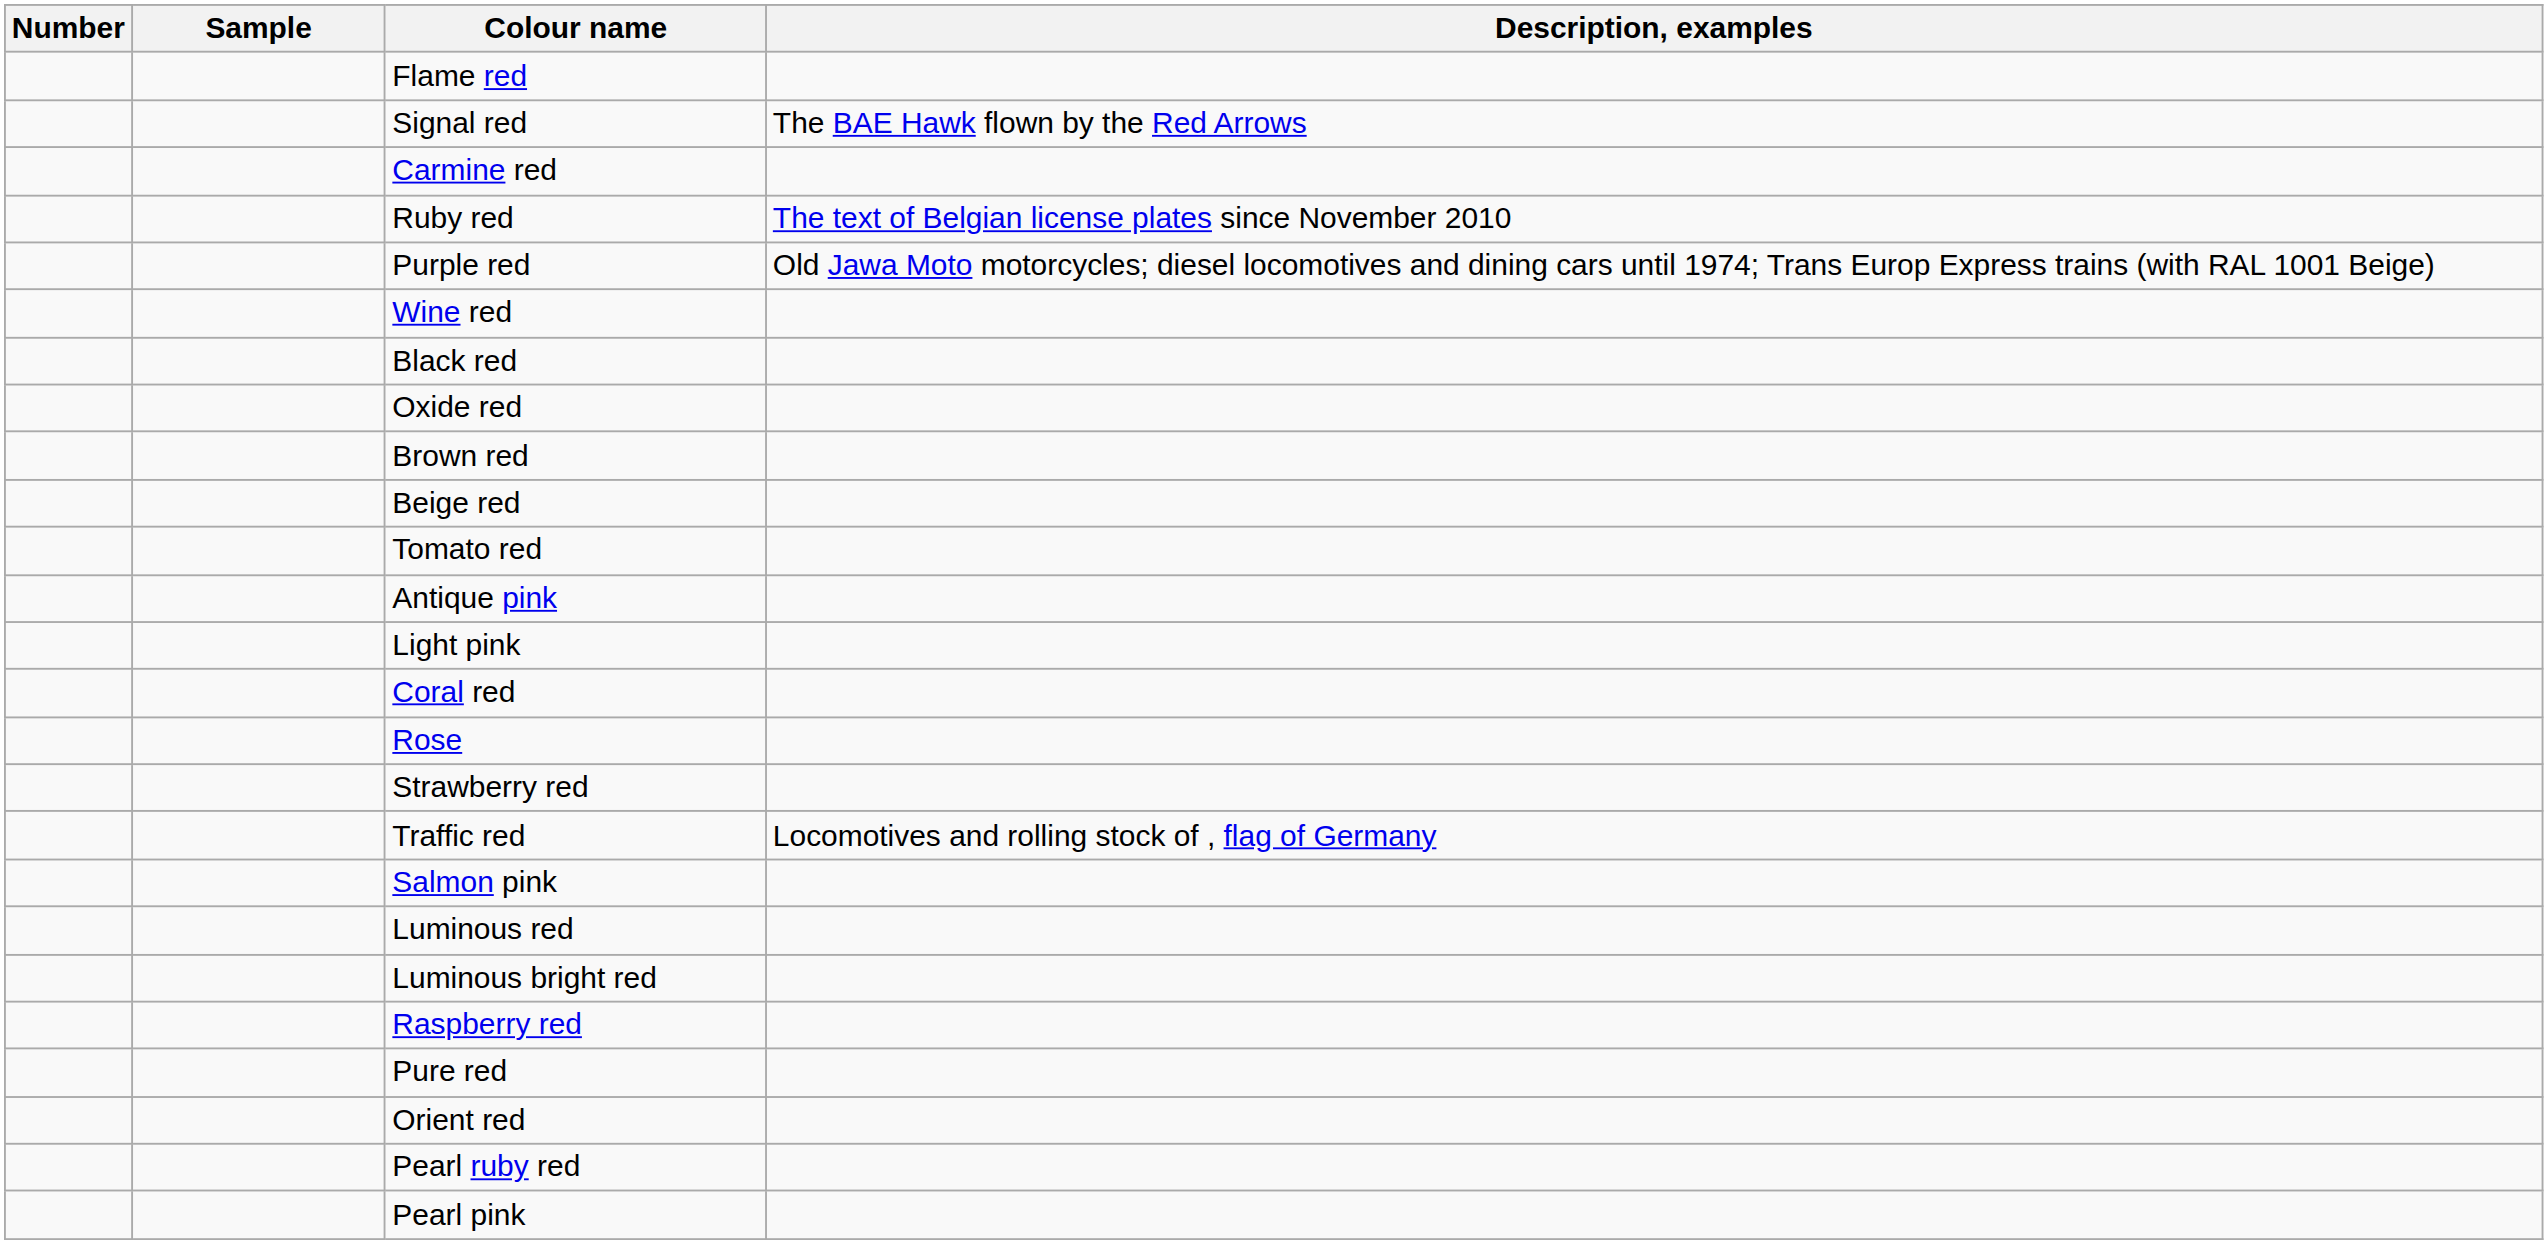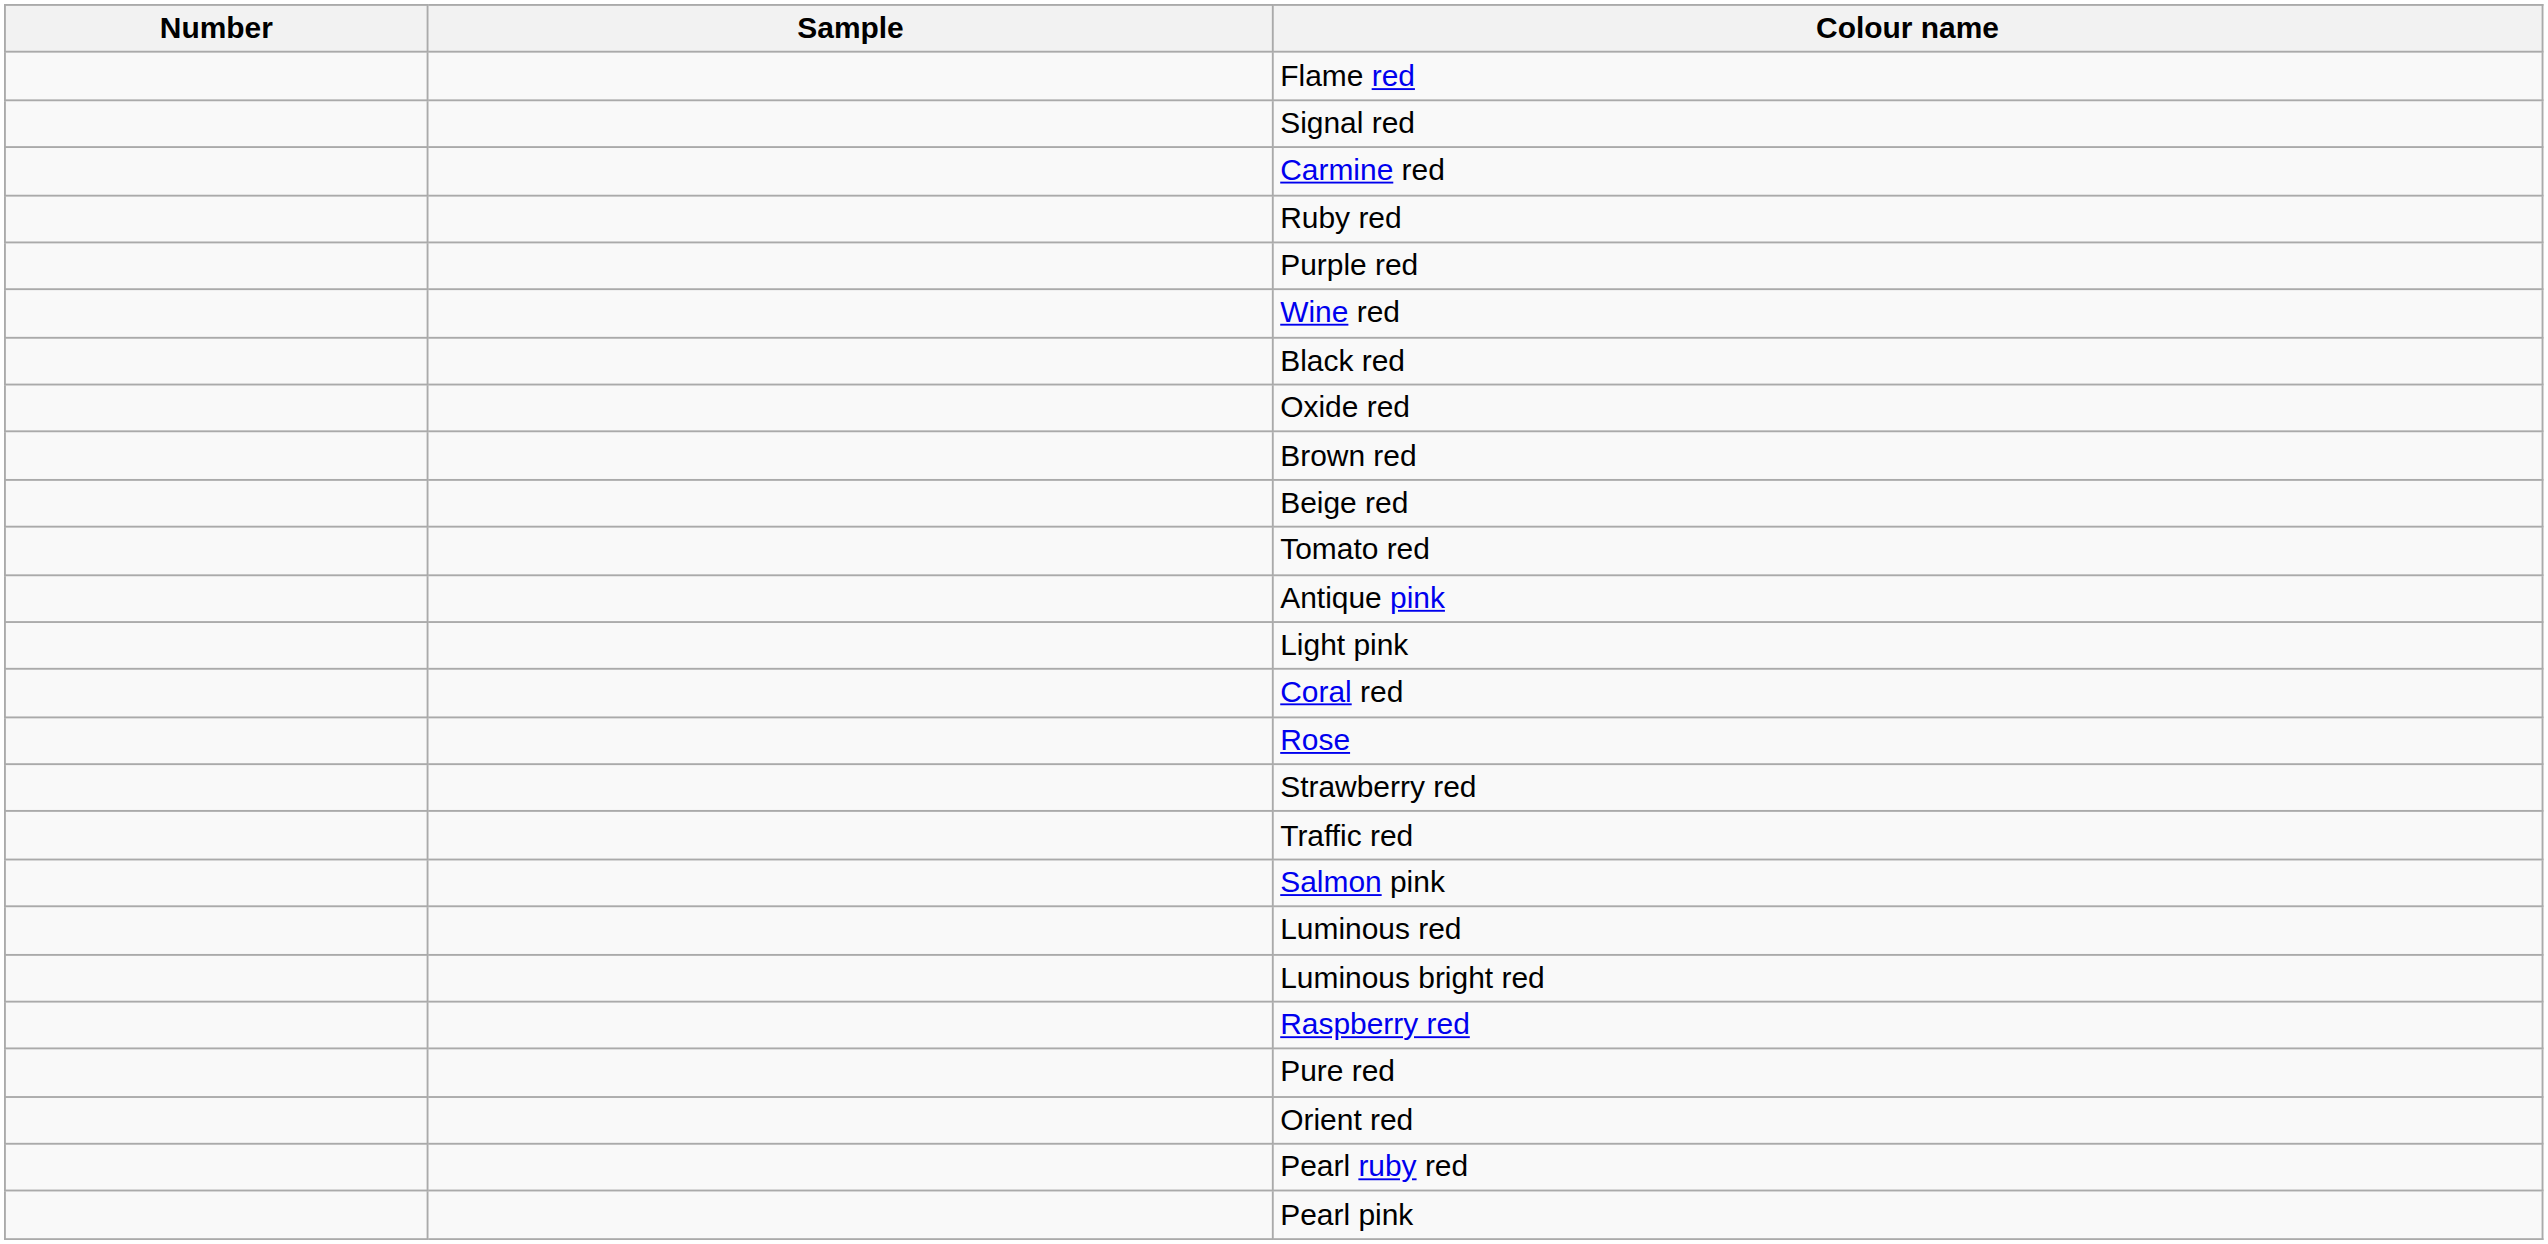- column: (1654, 28)
